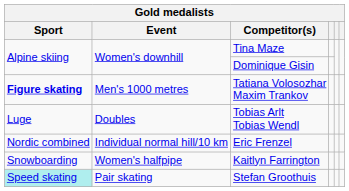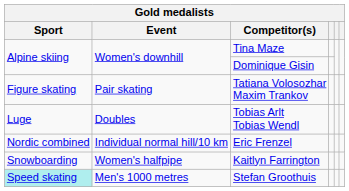(45, 89) bold -> (42, 89) normal
(142, 89) Men's 1000 metres -> (124, 89) Pair skating
(124, 178) Pair skating -> (142, 178) Men's 1000 metres
